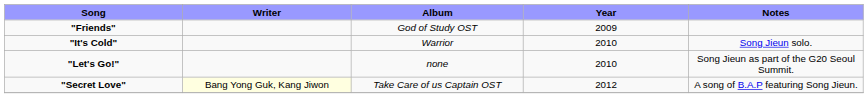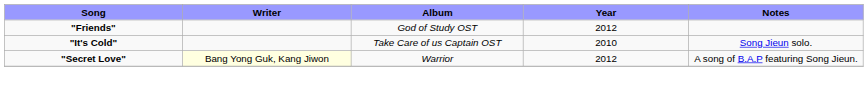(606, 28) 2009 -> (606, 28) 2012
(437, 43) Warrior -> (437, 43) Take Care of us Captain OST
- row: (93, 64)
(437, 85) Take Care of us Captain OST -> (437, 58) Warrior
